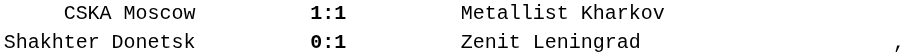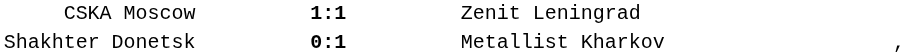(563, 14) Metallist Kharkov -> (551, 14) Zenit Leningrad
(551, 43) Zenit Leningrad -> (563, 43) Metallist Kharkov
